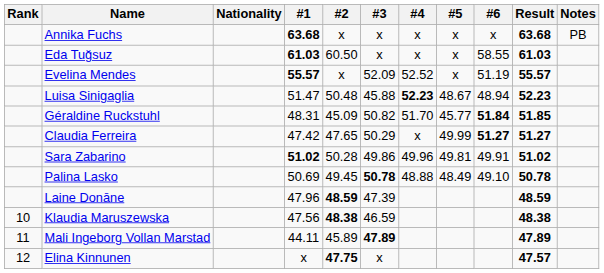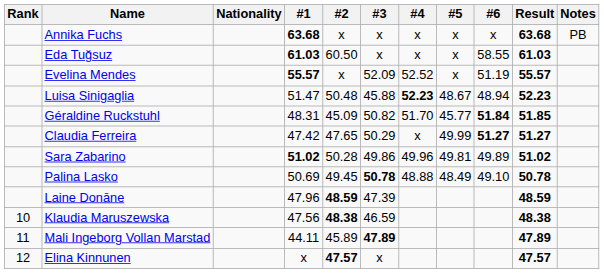(493, 156) 49.91 -> (493, 156) 49.89
(342, 258) 47.75 -> (342, 258) 47.57
